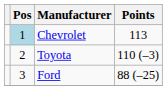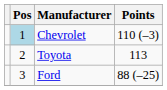(138, 35) 113 -> (138, 35) 110 (–3)
(138, 55) 110 (–3) -> (138, 55) 113
